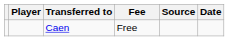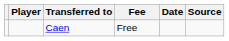columns swapped: (211, 12) <-> (179, 12)
